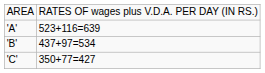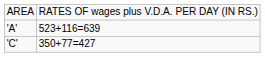- row: (12, 44)
